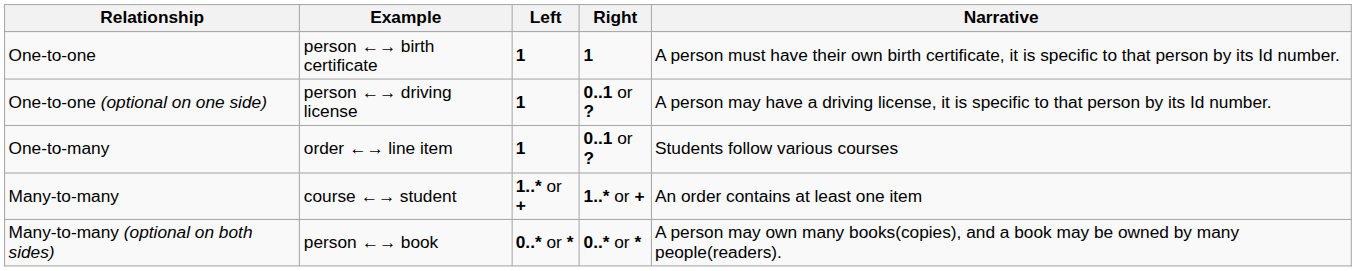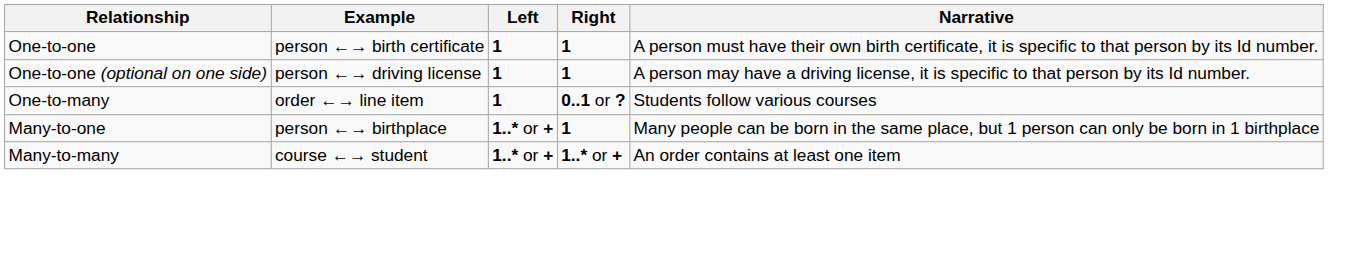(608, 102) 0..1 or ? -> (566, 73) 1
+ row: (57, 127)
- row: (131, 242)
